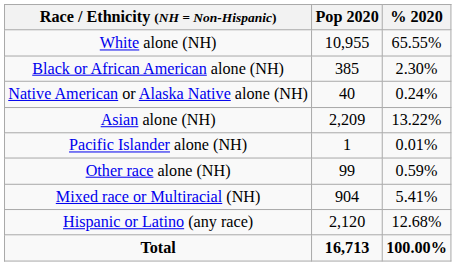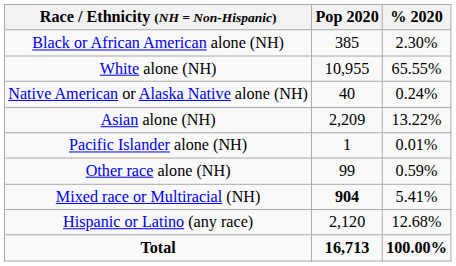rows swapped: (158, 42) <-> (158, 68)
(347, 196) normal -> (347, 196) bold
